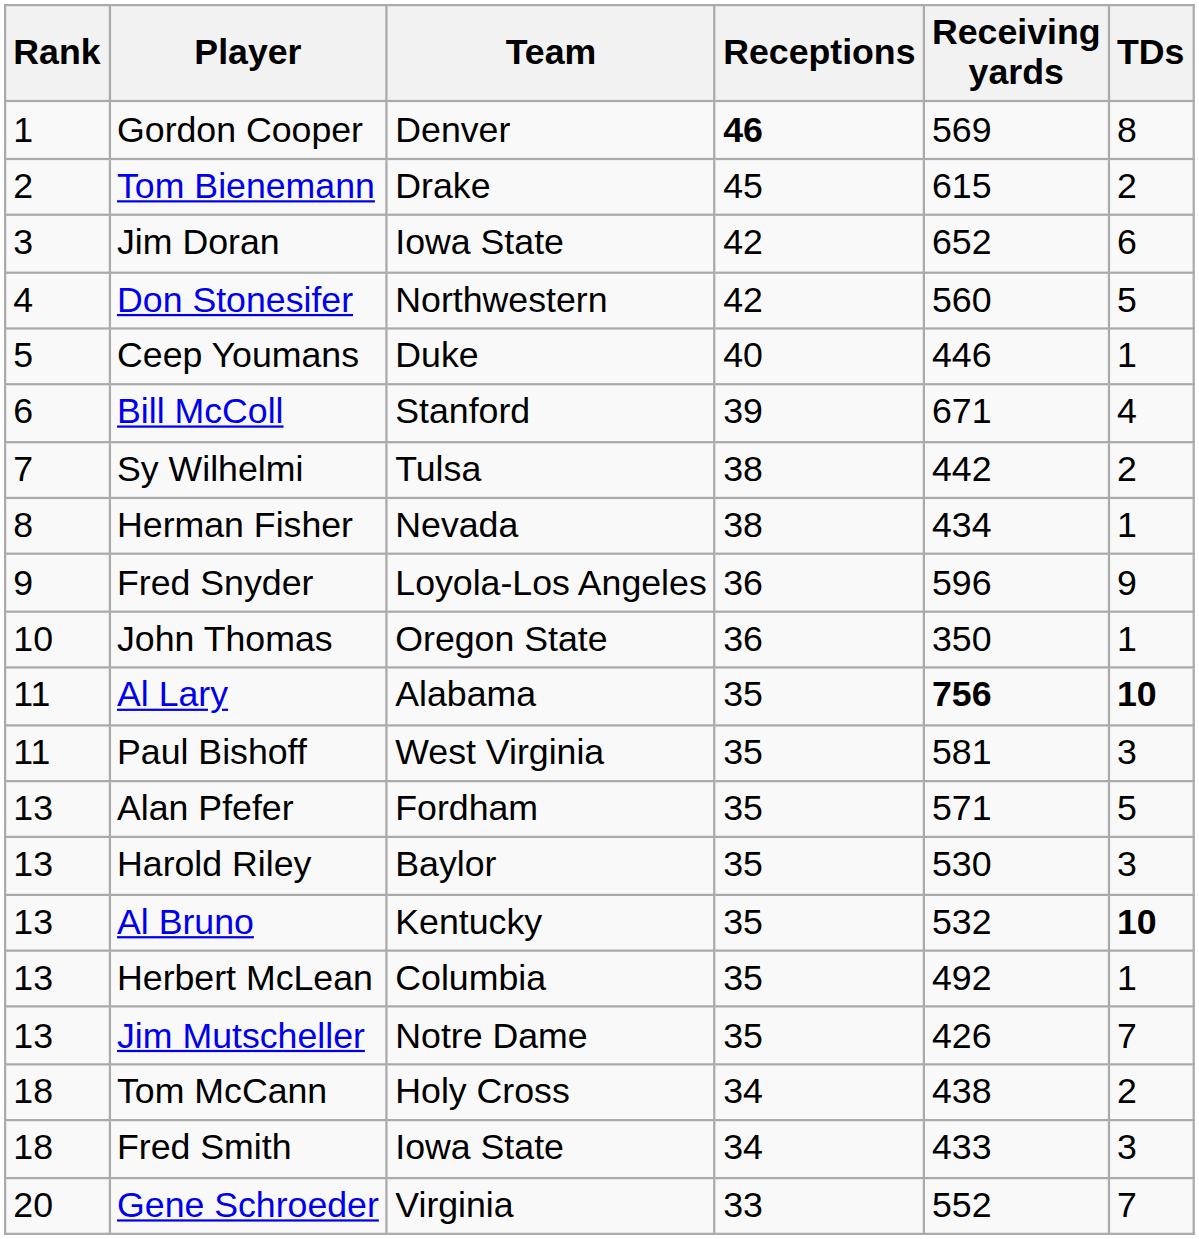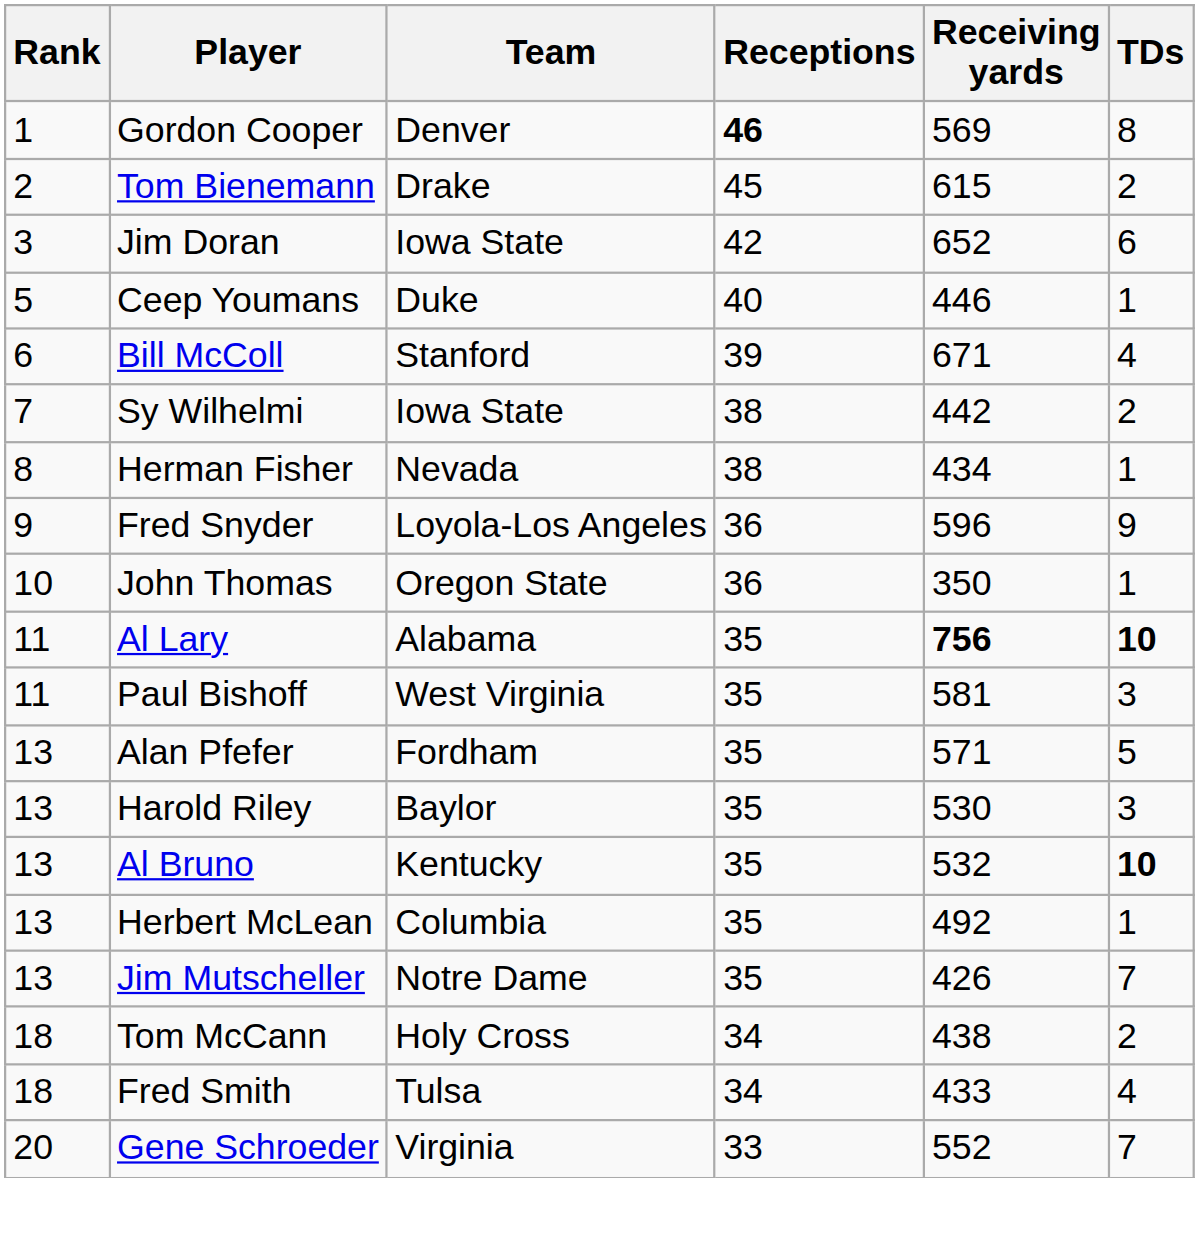- row: (235, 299)
(438, 469) Tulsa -> (480, 412) Iowa State
(480, 1148) Iowa State -> (438, 1091) Tulsa
(1127, 1148) 3 -> (1127, 1091) 4
